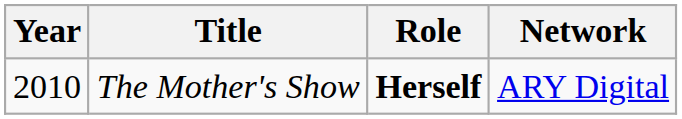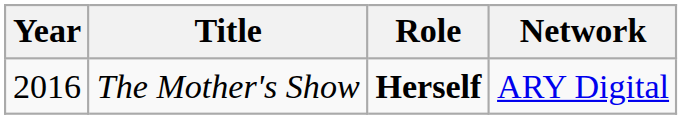(47, 85) 2010 -> (47, 85) 2016
